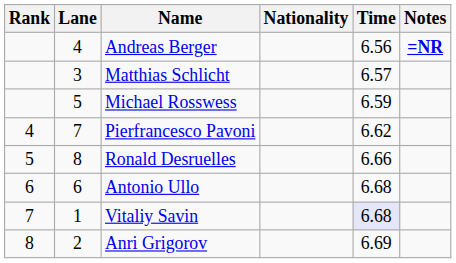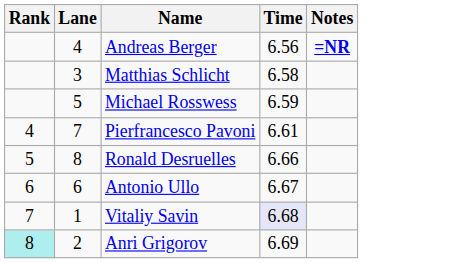- column: (306, 18)
(376, 74) 6.57 -> (283, 74) 6.58
(376, 131) 6.62 -> (283, 131) 6.61
(376, 187) 6.68 -> (283, 187) 6.67
(29, 243) no background -> (29, 243) paleturquoise background
